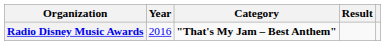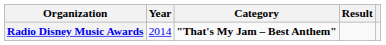(160, 31) 2016 -> (160, 31) 2014
